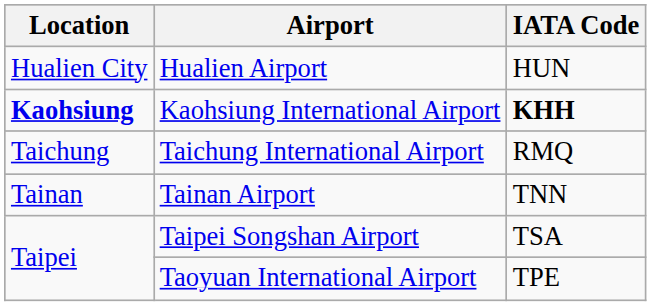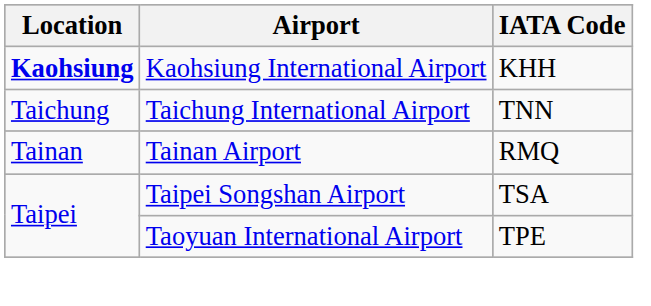- row: (243, 67)
(544, 109) bold -> (528, 67) normal
(543, 151) RMQ -> (526, 109) TNN
(540, 194) TNN -> (529, 151) RMQ
